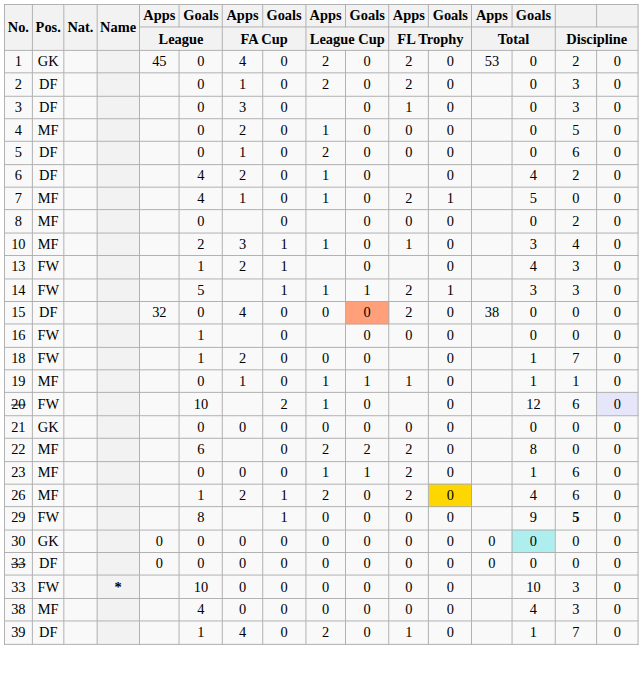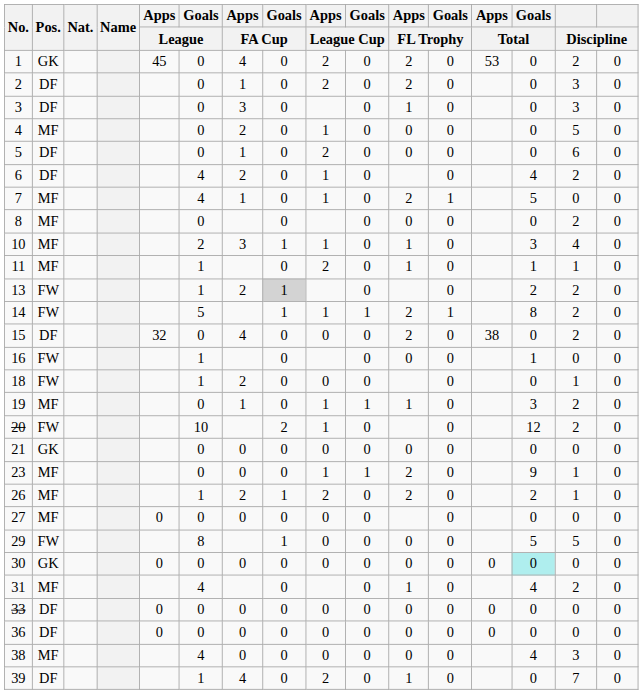+ row: (18, 267)
(284, 267) no background -> (284, 289) lightgrey background
(533, 267) 4 -> (533, 289) 2
(576, 267) 3 -> (576, 289) 2
(533, 289) 3 -> (533, 312) 8
(576, 289) 3 -> (576, 312) 2
(367, 312) lightsalmon background -> (367, 335) no background
(576, 312) 0 -> (576, 335) 2
(533, 335) 0 -> (533, 358) 1
(533, 358) 1 -> (533, 381) 0
(576, 358) 7 -> (576, 381) 1
(533, 381) 1 -> (533, 404) 3
(576, 381) 1 -> (576, 404) 2
(576, 404) 6 -> (576, 426) 2
(617, 404) lavender background -> (617, 426) no background
- row: (18, 449)
(533, 472) 1 -> (533, 472) 9
(576, 472) 6 -> (576, 472) 1
(450, 495) gold background -> (450, 495) no background
(533, 495) 4 -> (533, 495) 2
(576, 495) 6 -> (576, 495) 1
+ row: (18, 518)
(533, 518) 9 -> (533, 541) 5
(576, 518) bold -> (576, 541) normal
+ row: (18, 586)
- row: (18, 586)
+ row: (18, 632)
(533, 632) 1 -> (533, 678) 0
